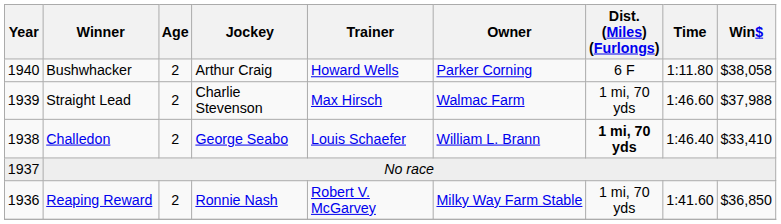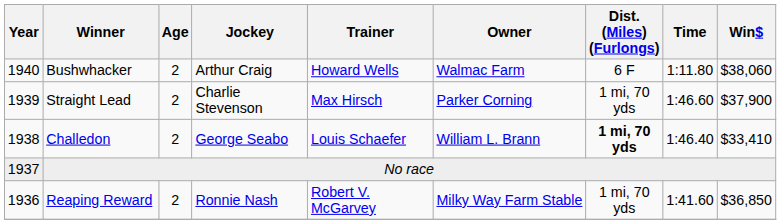(484, 70) Parker Corning -> (481, 70) Walmac Farm
(746, 70) $38,058 -> (746, 70) $38,060
(481, 101) Walmac Farm -> (484, 101) Parker Corning
(746, 101) $37,988 -> (746, 101) $37,900
